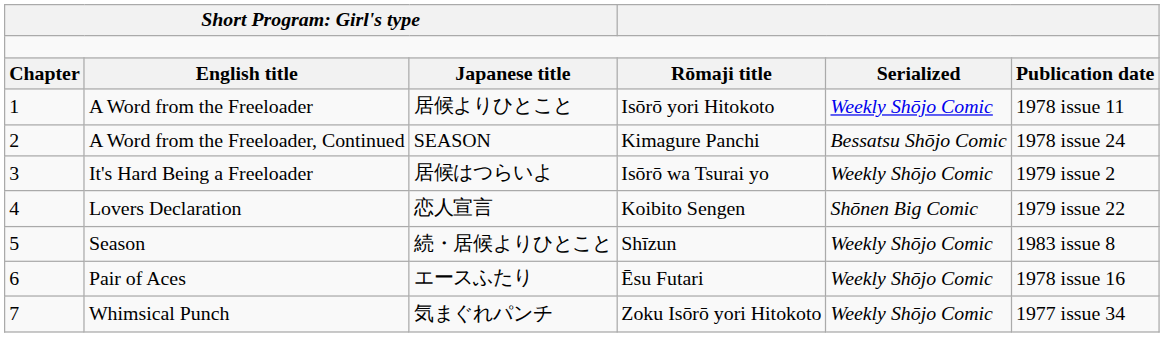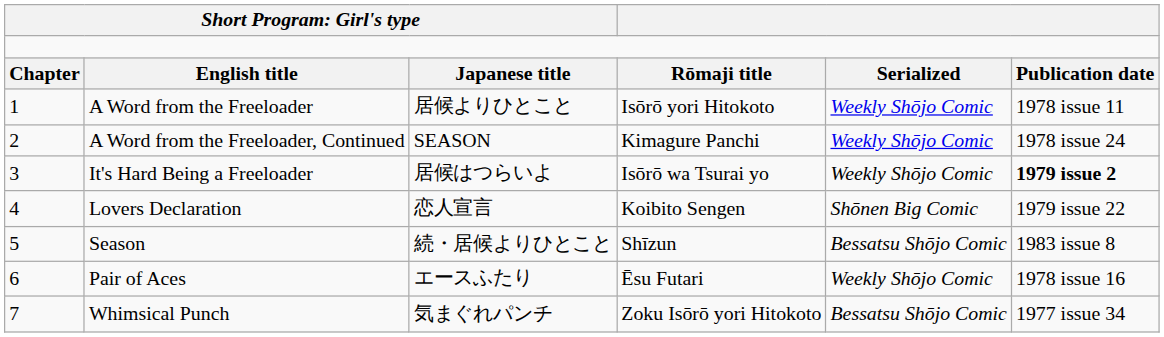(919, 139) Bessatsu Shōjo Comic -> (912, 139) Weekly Shōjo Comic
(1066, 173) normal -> (1066, 173) bold
(912, 243) Weekly Shōjo Comic -> (919, 243) Bessatsu Shōjo Comic
(912, 313) Weekly Shōjo Comic -> (919, 313) Bessatsu Shōjo Comic
